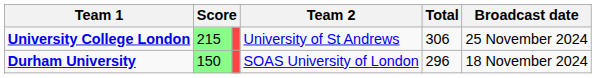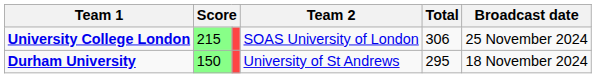(322, 38) University of St Andrews -> (331, 38) SOAS University of London
(331, 61) SOAS University of London -> (322, 61) University of St Andrews
(437, 61) 296 -> (437, 61) 295
